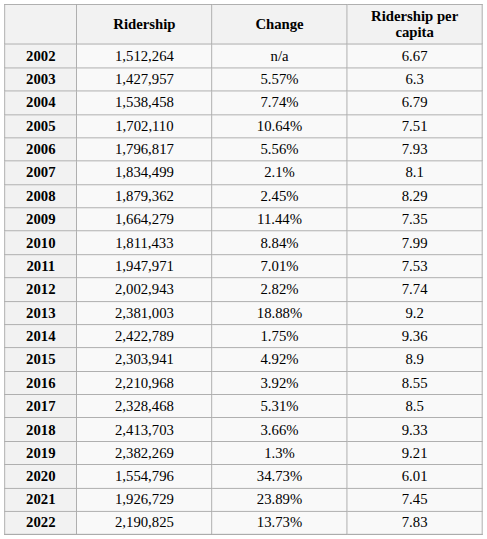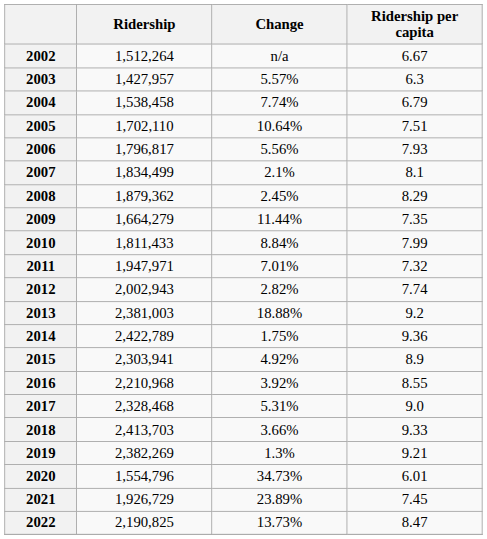(415, 266) 7.53 -> (415, 266) 7.32
(415, 406) 8.5 -> (415, 406) 9.0
(415, 522) 7.83 -> (415, 522) 8.47
